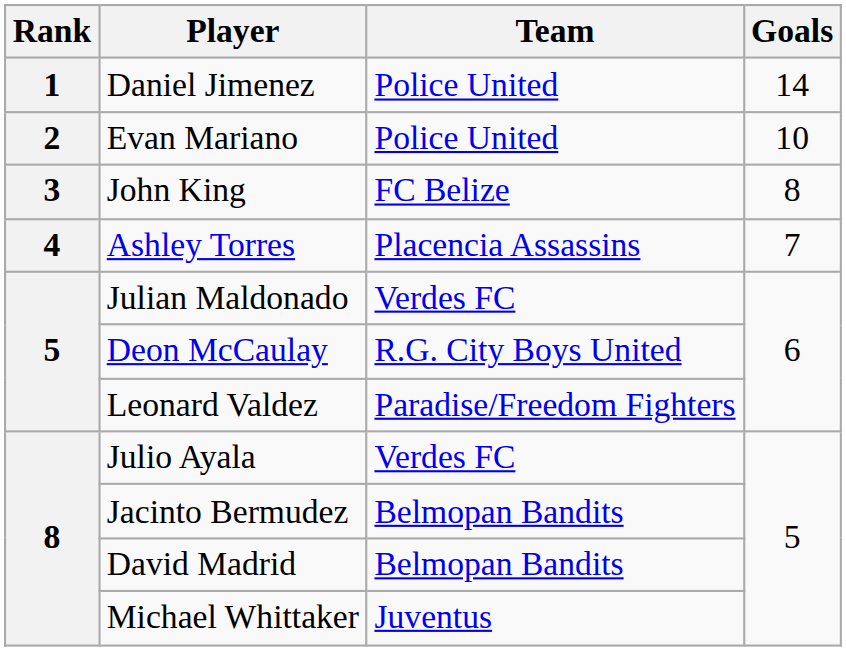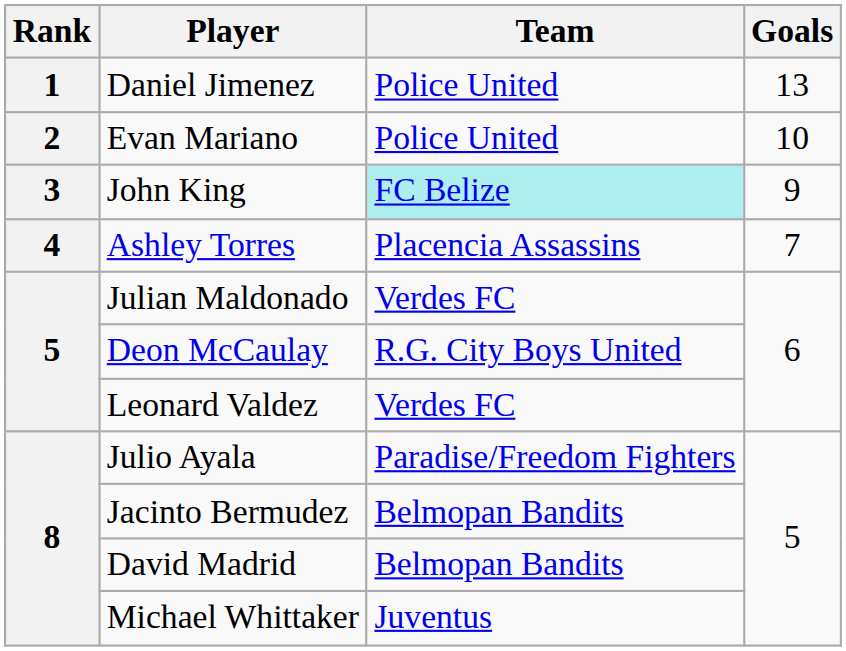(792, 84) 14 -> (792, 84) 13
(442, 191) no background -> (442, 191) paleturquoise background
(792, 191) 8 -> (792, 191) 9
(555, 404) Paradise/Freedom Fighters -> (445, 404) Verdes FC
(445, 457) Verdes FC -> (555, 457) Paradise/Freedom Fighters
